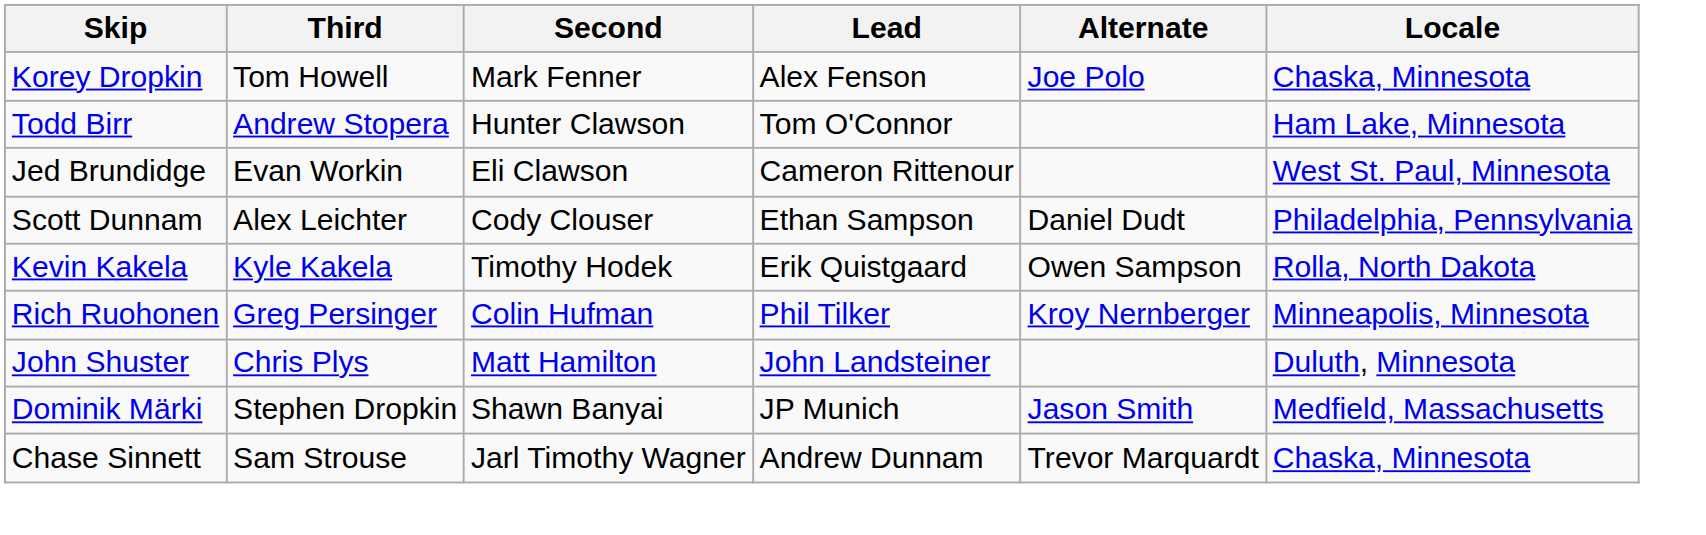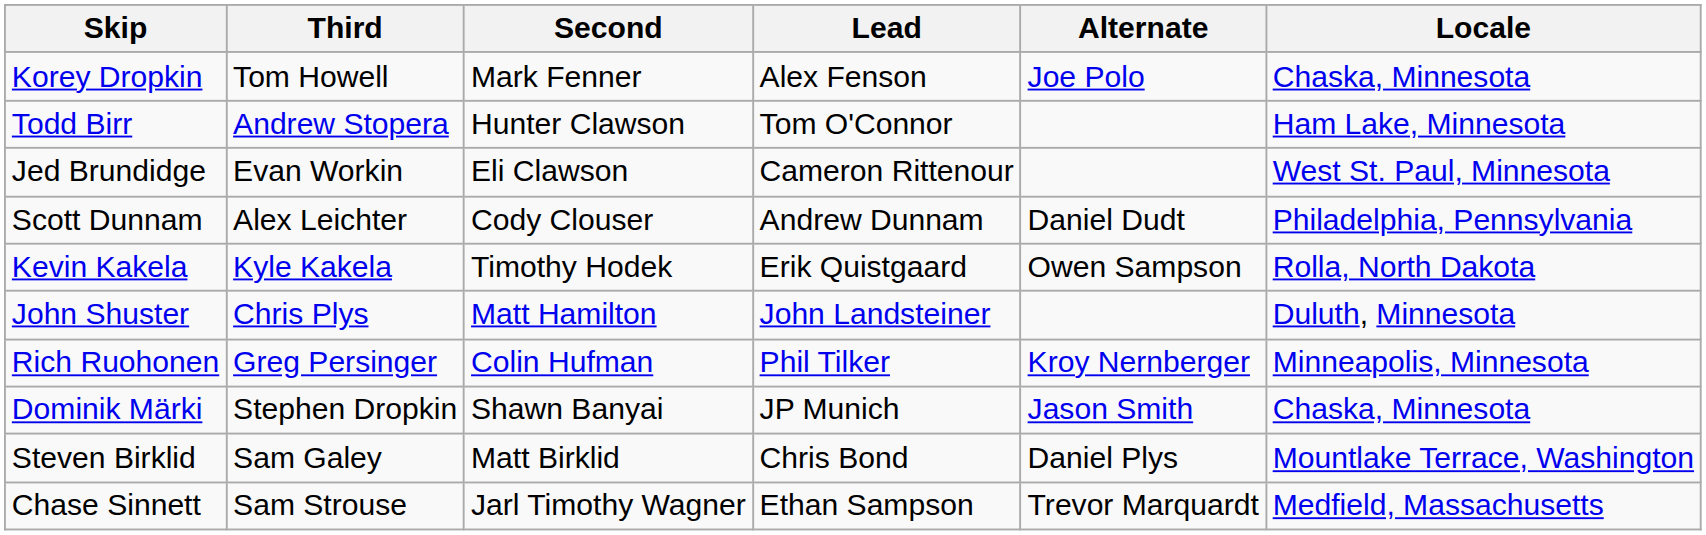(867, 219) Ethan Sampson -> (872, 219) Andrew Dunnam
rows swapped: (116, 314) <-> (100, 362)
(1438, 409) Medfield, Massachusetts -> (1401, 409) Chaska, Minnesota
+ row: (104, 457)
(872, 457) Andrew Dunnam -> (867, 505) Ethan Sampson
(1401, 457) Chaska, Minnesota -> (1438, 505) Medfield, Massachusetts
